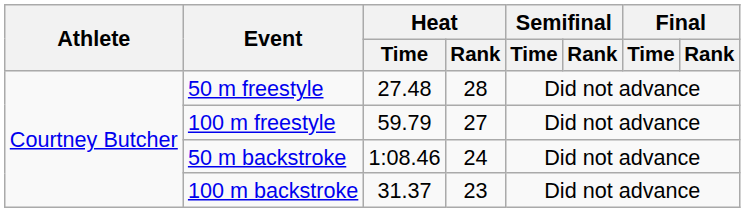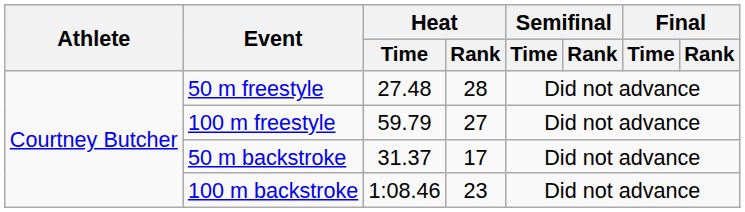(404, 157) 1:08.46 -> (404, 157) 31.37
(475, 157) 24 -> (475, 157) 17
(404, 191) 31.37 -> (404, 191) 1:08.46
